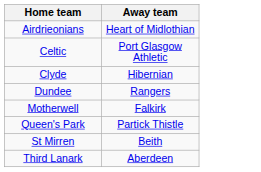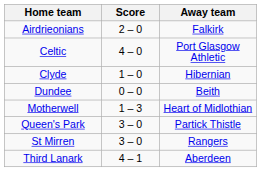+ column: (130, 12)
(150, 29) Heart of Midlothian -> (208, 29) Falkirk
(150, 91) Rangers -> (208, 91) Beith
(150, 108) Falkirk -> (208, 108) Heart of Midlothian
(150, 141) Beith -> (208, 141) Rangers
